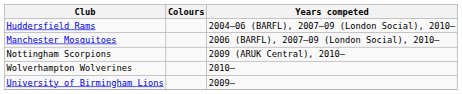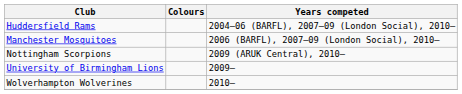rows swapped: (69, 68) <-> (85, 82)
